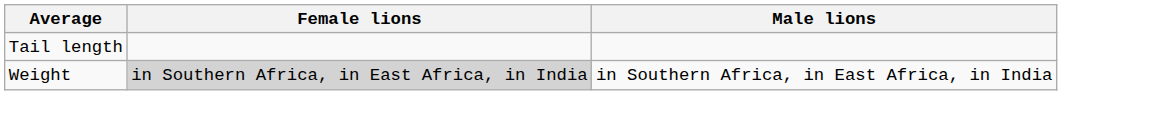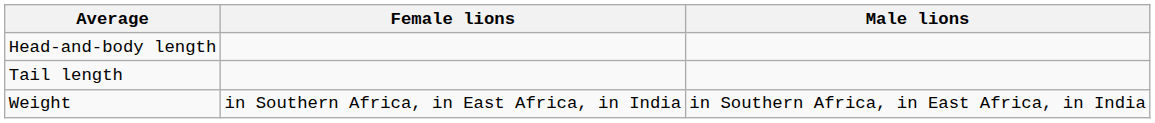+ row: (113, 47)
(359, 75) lightgrey background -> (453, 103) no background
